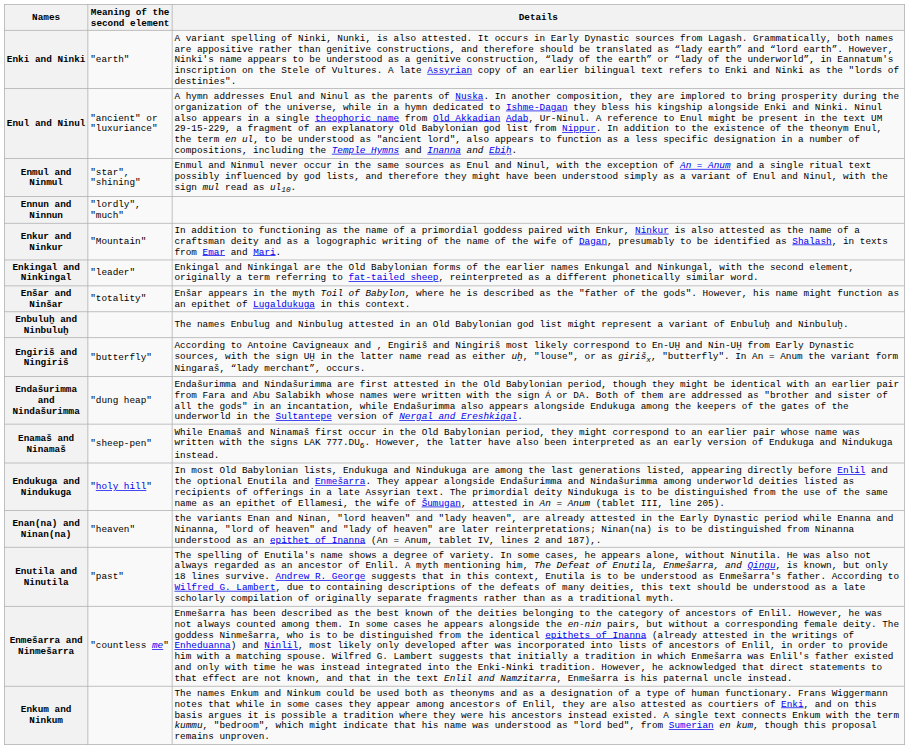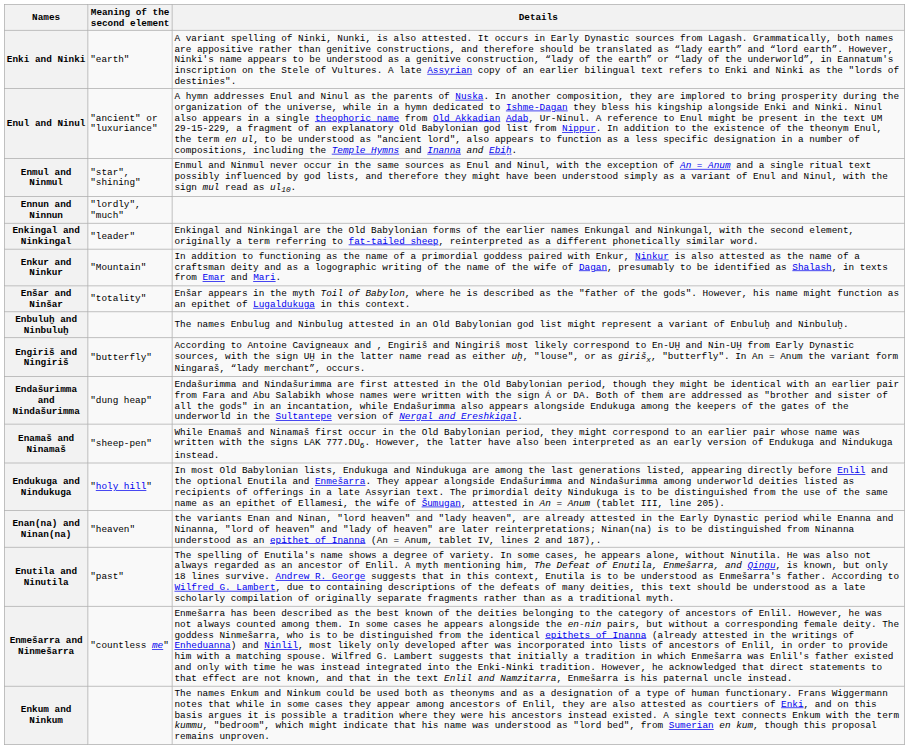rows swapped: (46, 241) <-> (46, 273)
